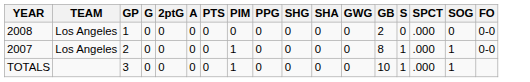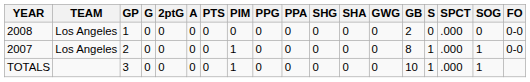+ column: (296, 13)
